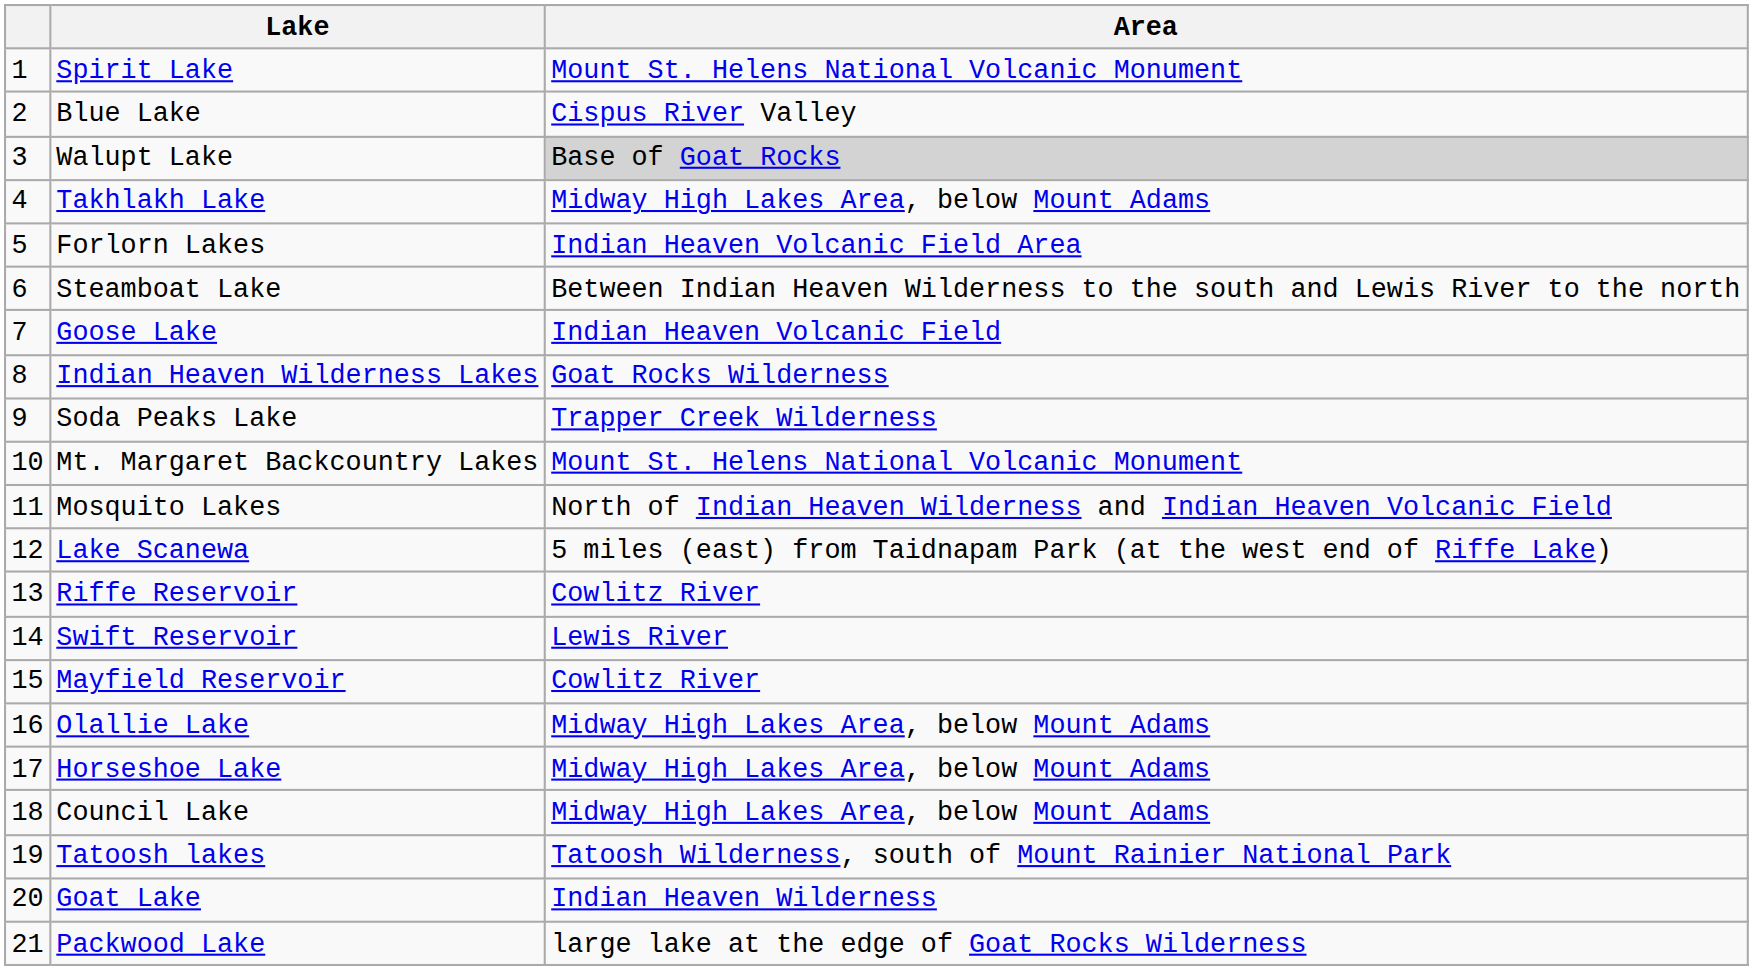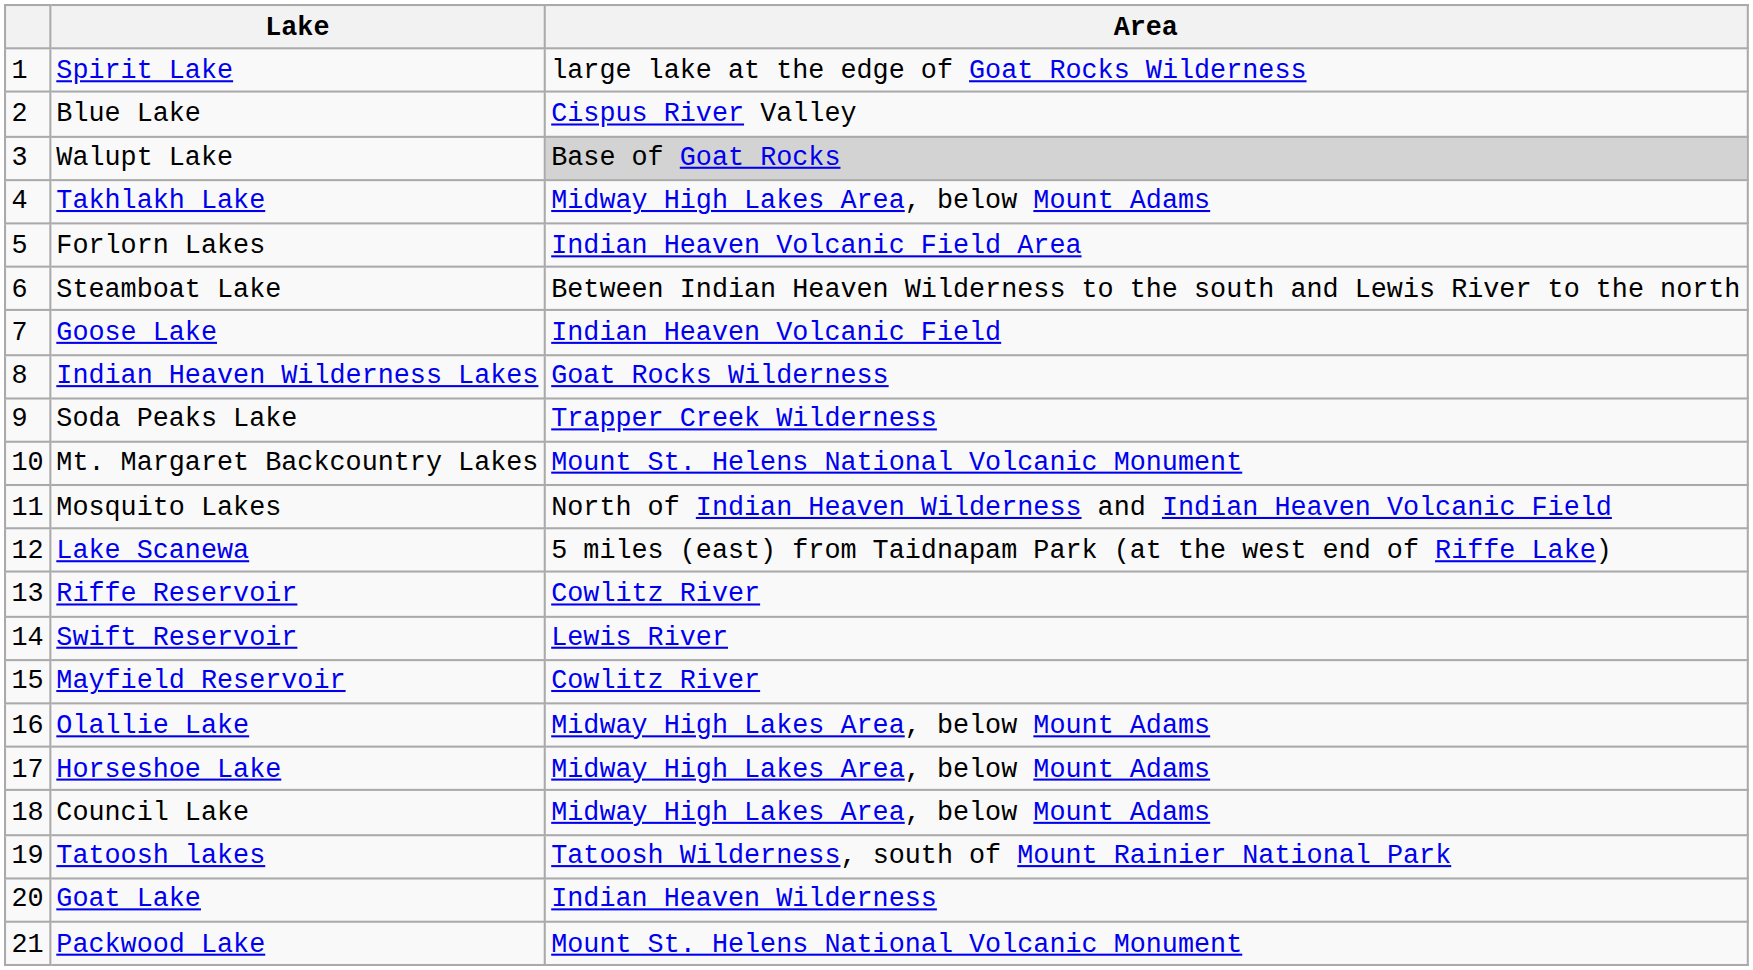(897, 70) Mount St. Helens National Volcanic Monument -> (929, 70) large lake at the edge of Goat Rocks Wilderness
(929, 943) large lake at the edge of Goat Rocks Wilderness -> (897, 943) Mount St. Helens National Volcanic Monument
